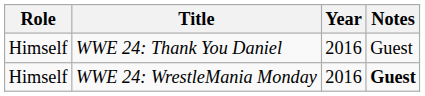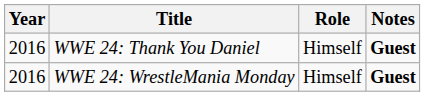columns swapped: (344, 18) <-> (38, 18)
(391, 47) normal -> (393, 47) bold
